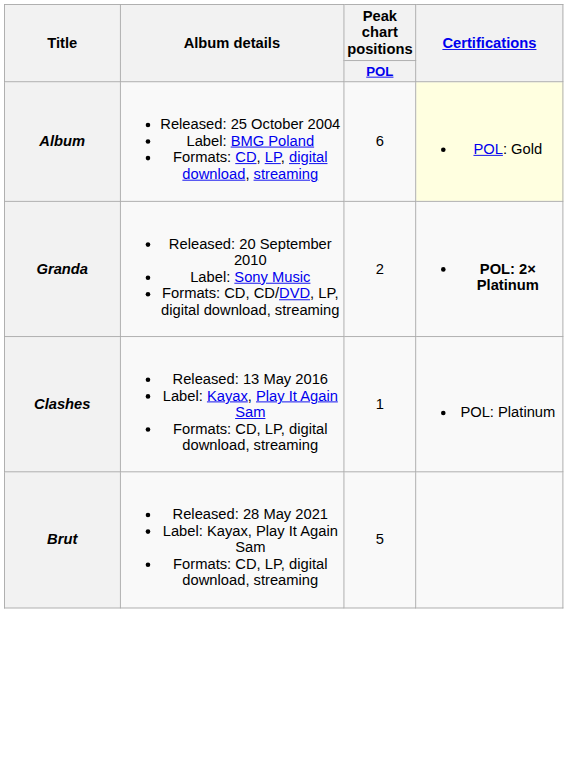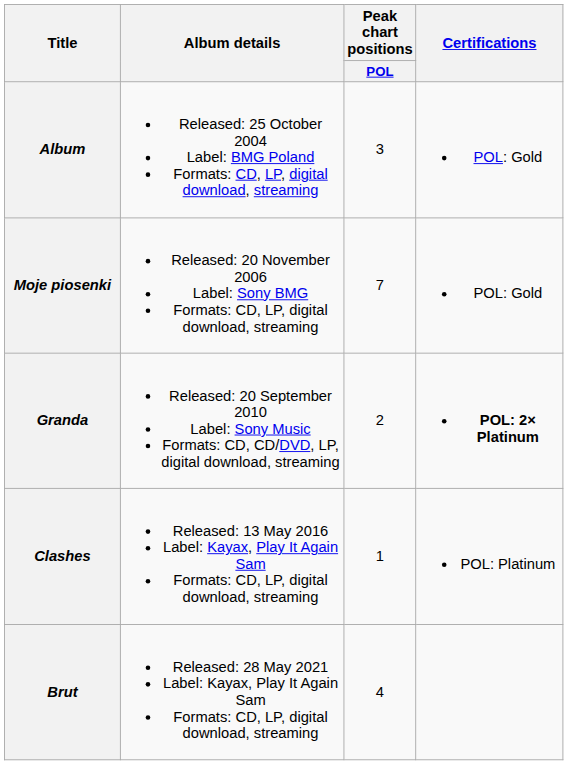(380, 141) 6 -> (380, 149) 3
(489, 150) lightyellow background -> (489, 158) no background
+ row: (62, 285)
(380, 539) 5 -> (380, 692) 4
